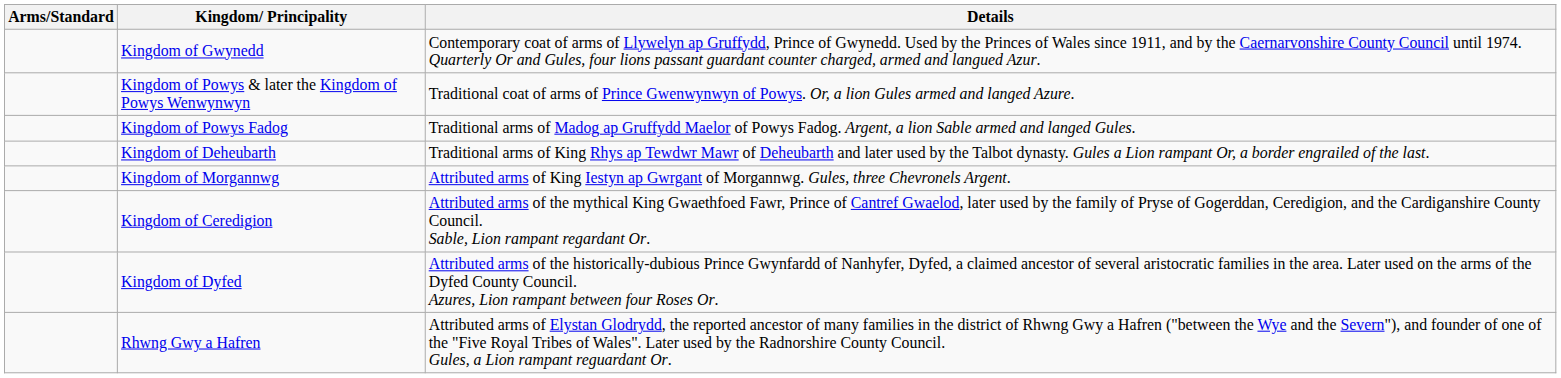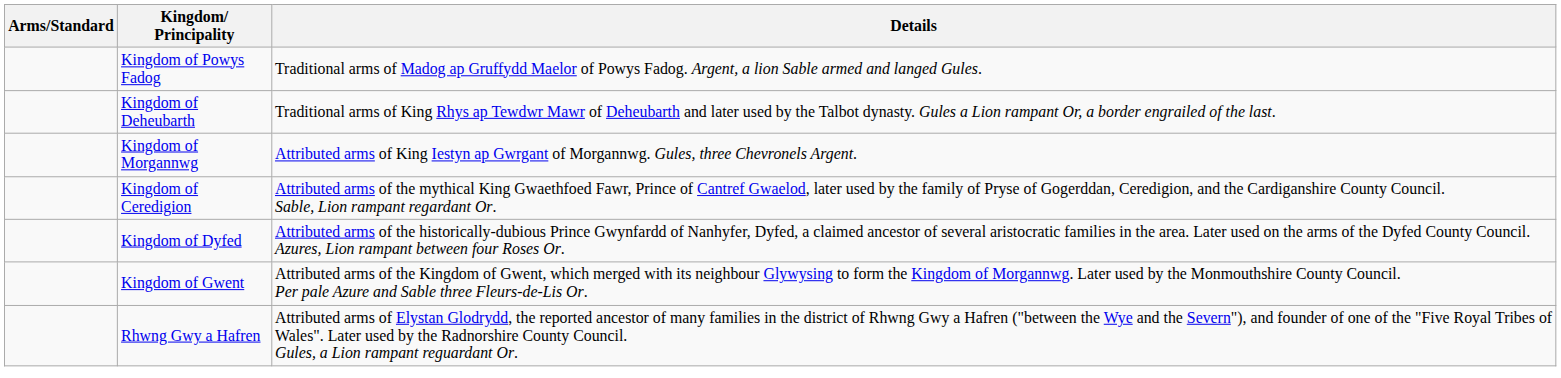- row: (192, 51)
- row: (259, 94)
+ row: (183, 283)
